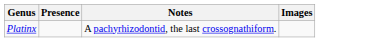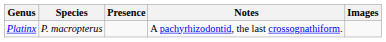+ column: (72, 12)
